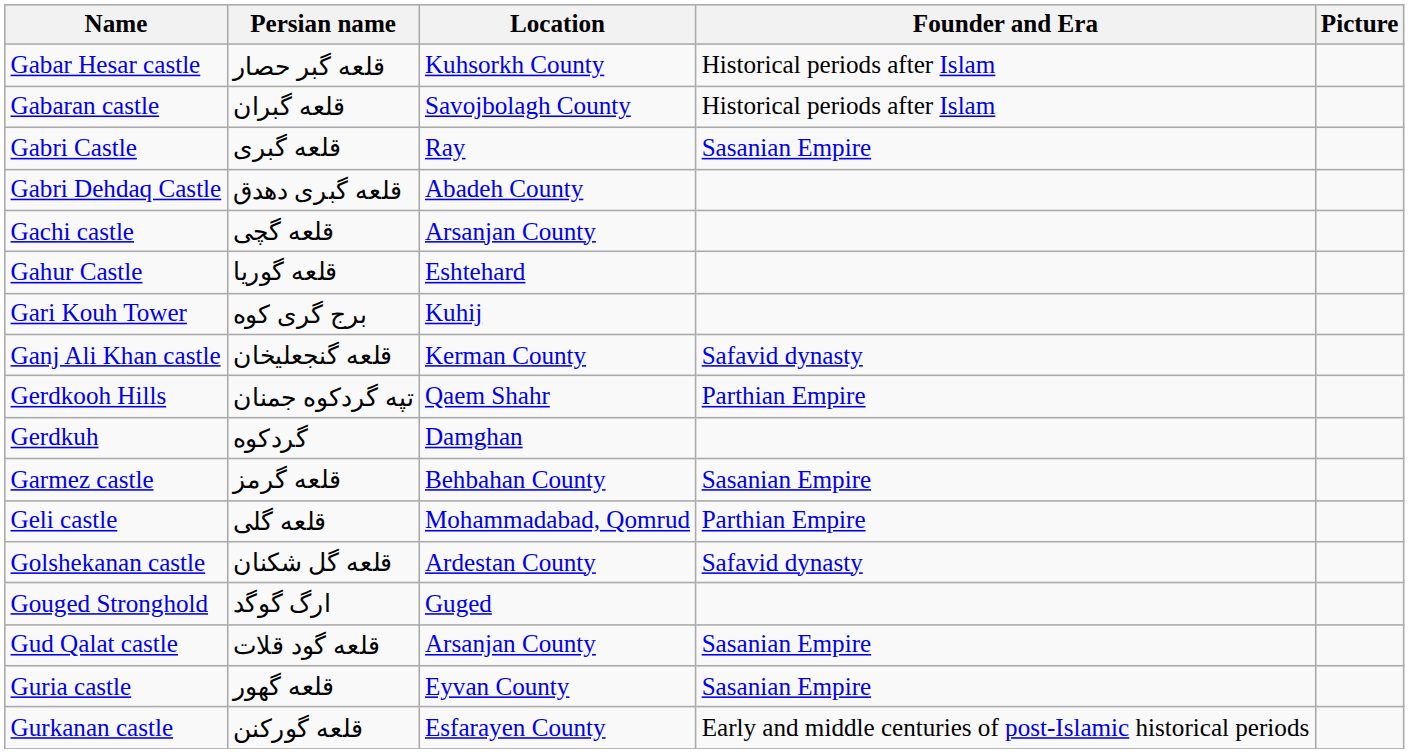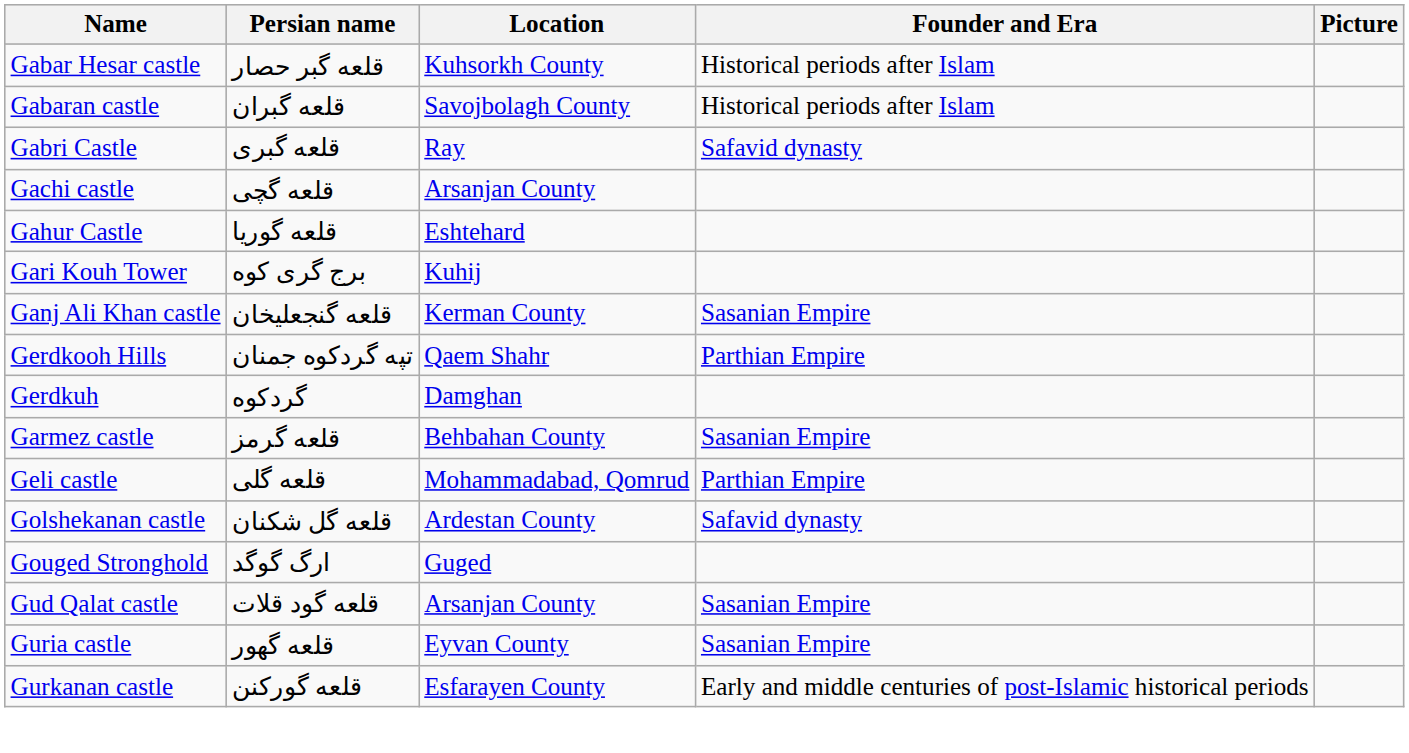(786, 147) Sasanian Empire -> (782, 147) Safavid dynasty
- row: (116, 189)
(782, 354) Safavid dynasty -> (786, 313) Sasanian Empire
